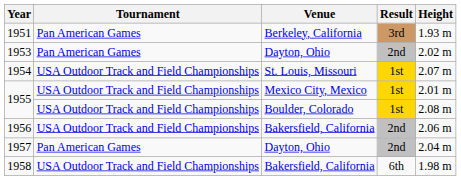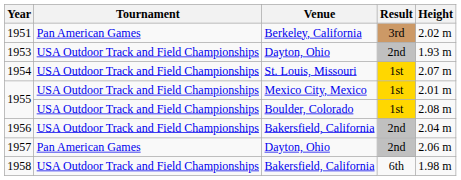(435, 33) 1.93 m -> (435, 33) 2.02 m
(89, 52) Pan American Games -> (148, 52) USA Outdoor Track and Field Championships
(435, 52) 2.02 m -> (435, 52) 1.93 m
(435, 128) 2.06 m -> (435, 128) 2.04 m
(435, 147) 2.04 m -> (435, 147) 2.06 m
